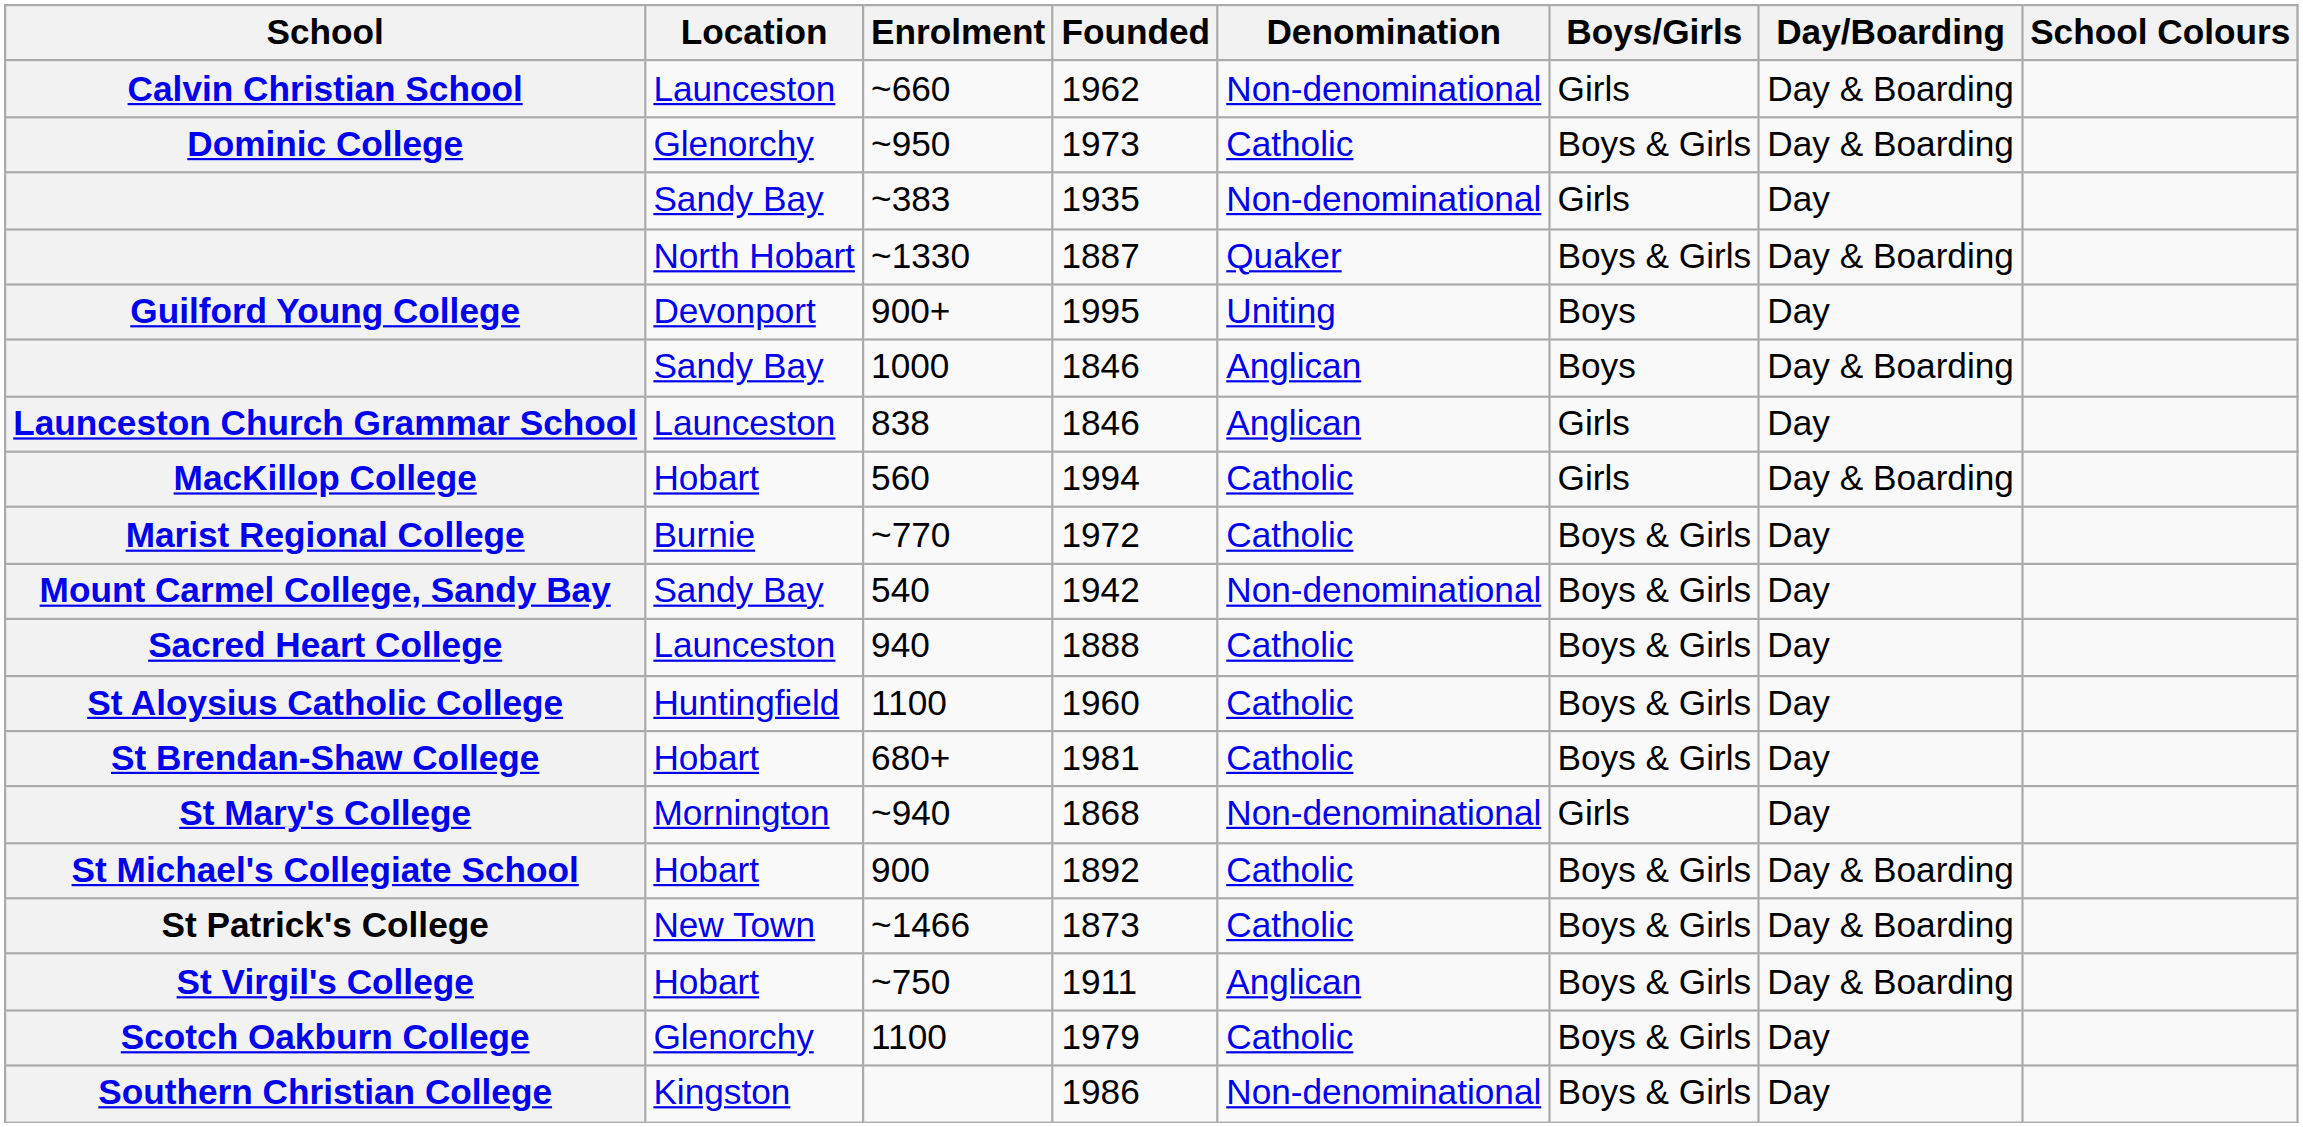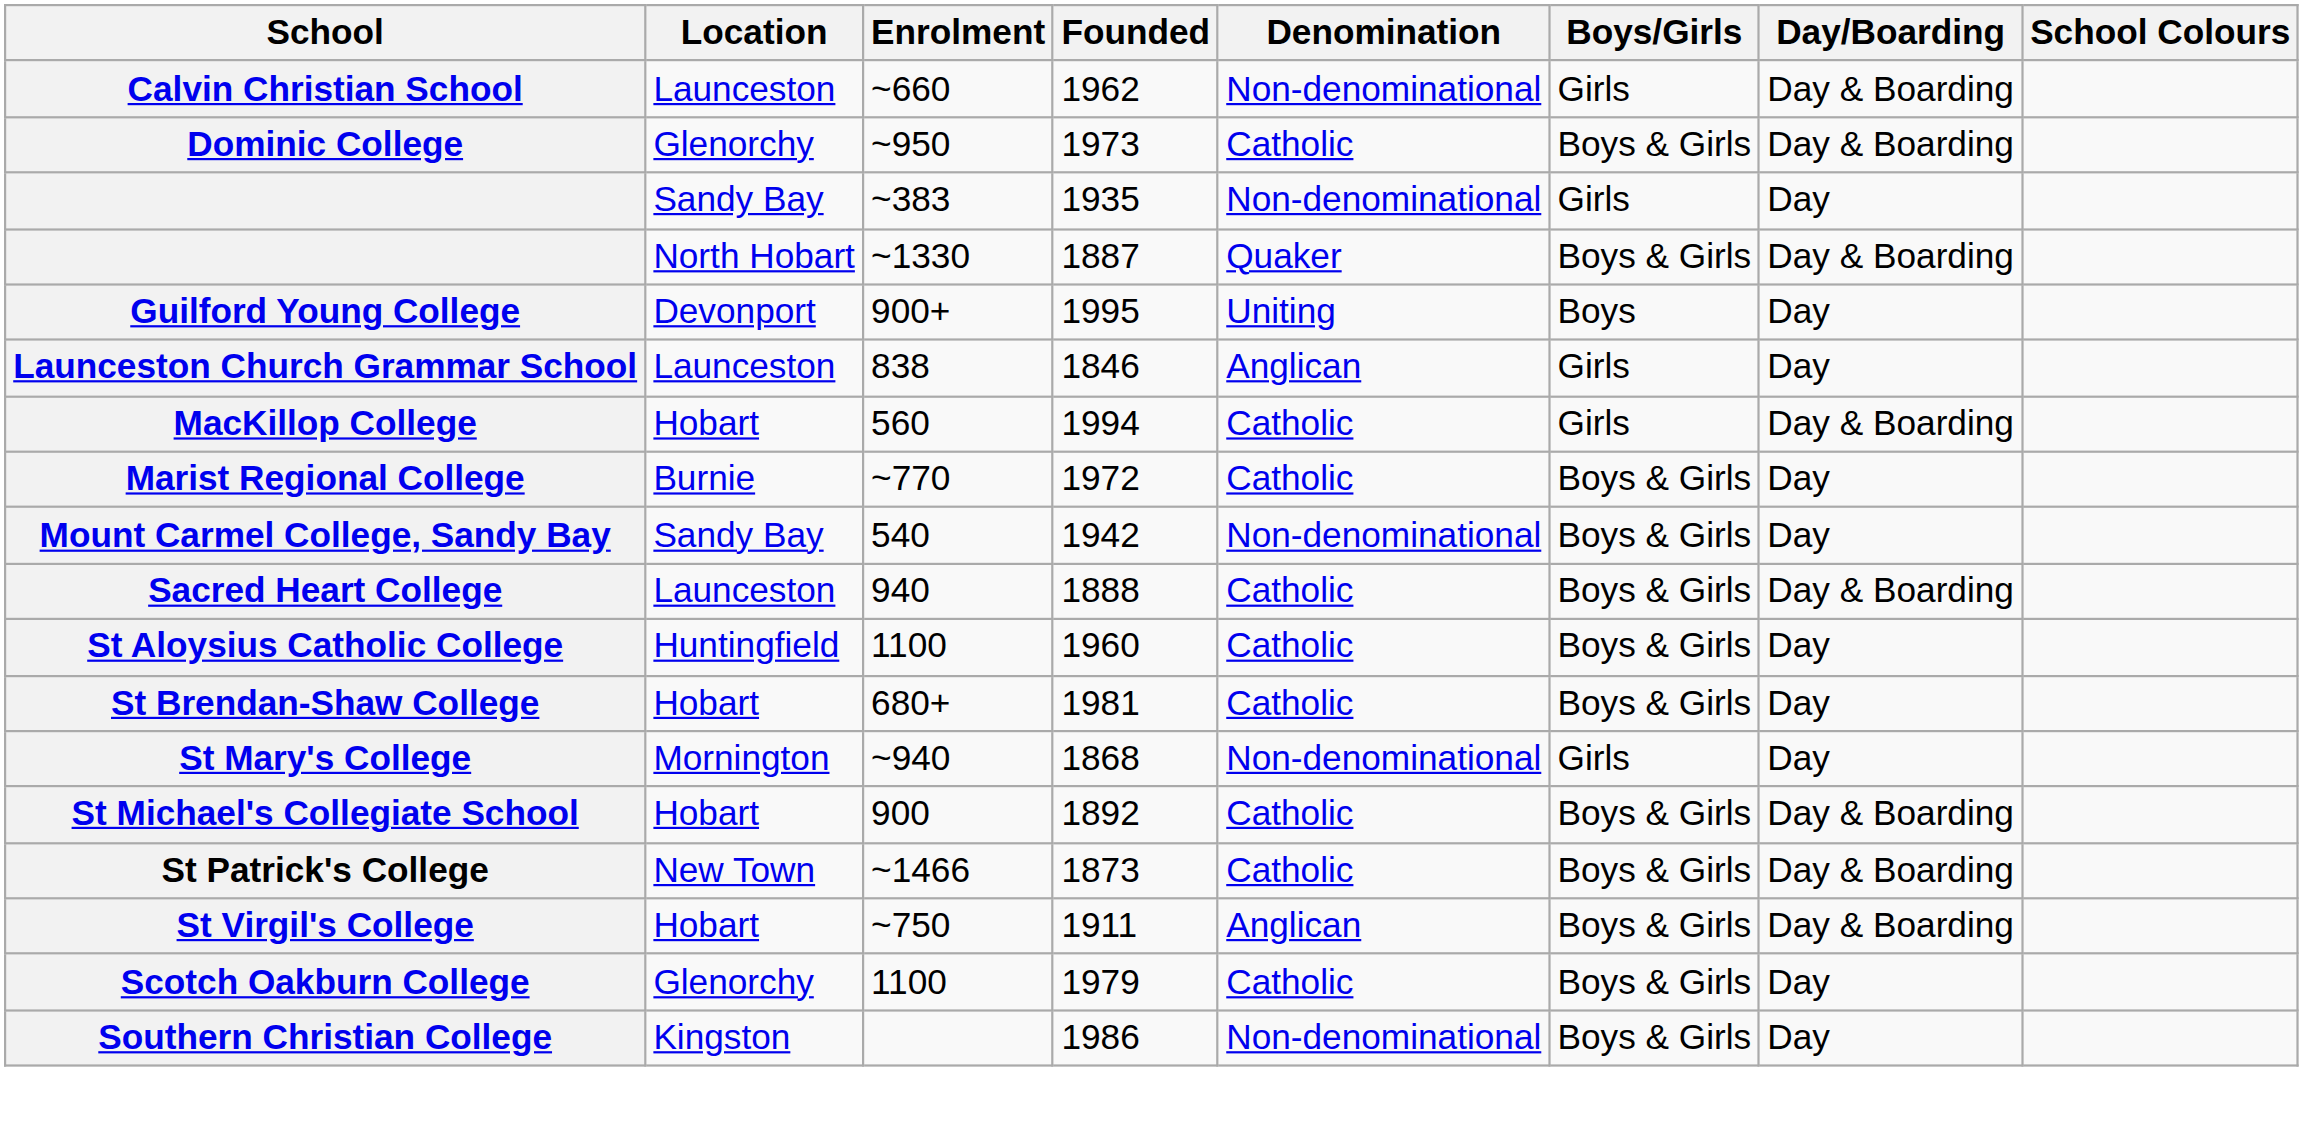- row: (910, 367)
(1799, 646) Day -> (1891, 590) Day & Boarding
